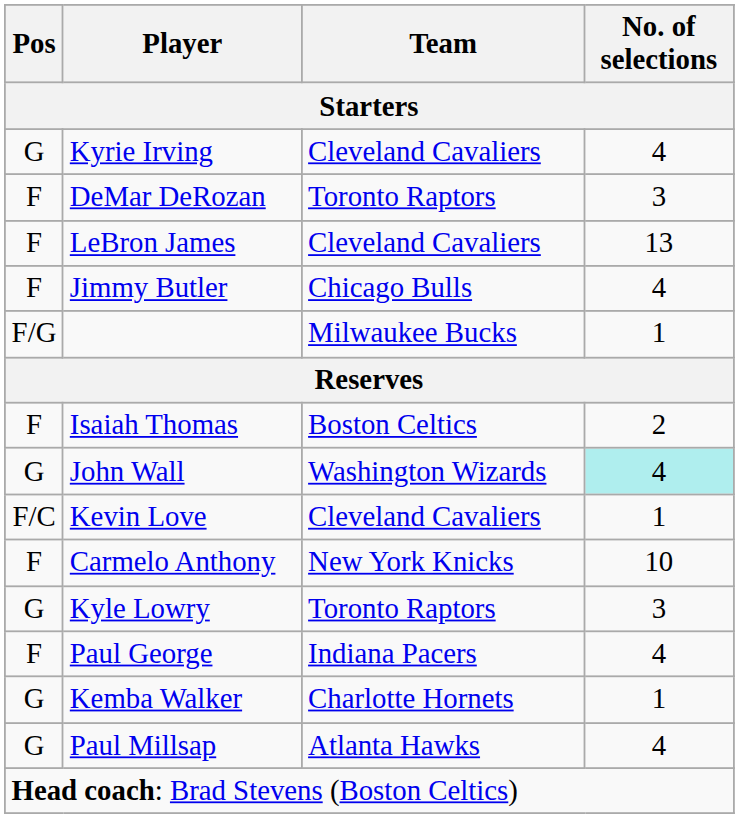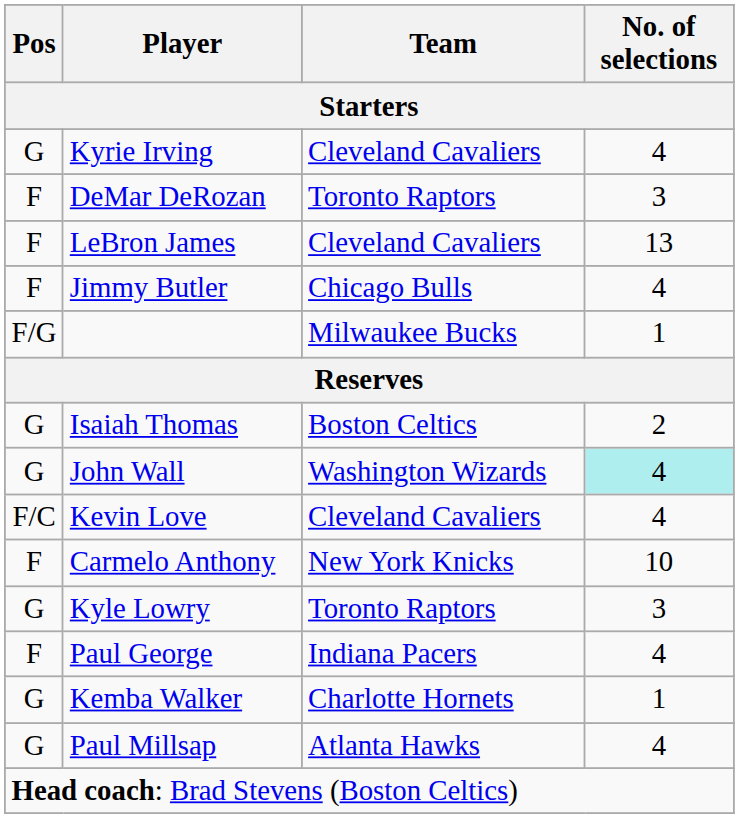(34, 425) F -> (34, 425) G
(659, 516) 1 -> (659, 516) 4
